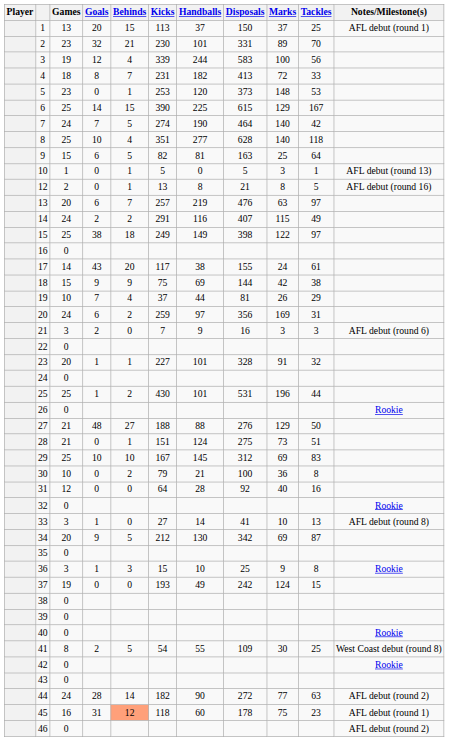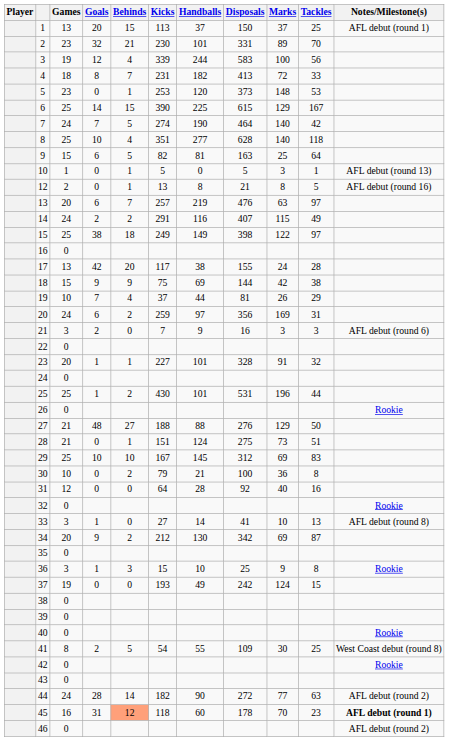(66, 267) 14 -> (66, 267) 13
(97, 267) 43 -> (97, 267) 42
(316, 267) 61 -> (316, 267) 28
(130, 537) 5 -> (130, 537) 2
(283, 712) 75 -> (283, 712) 70
(389, 712) normal -> (389, 712) bold
